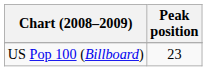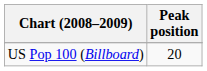(174, 54) 23 -> (174, 54) 20
